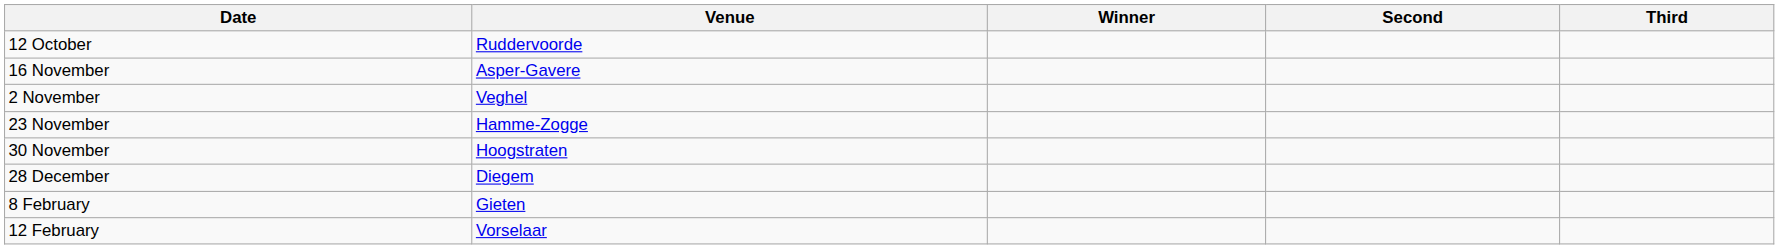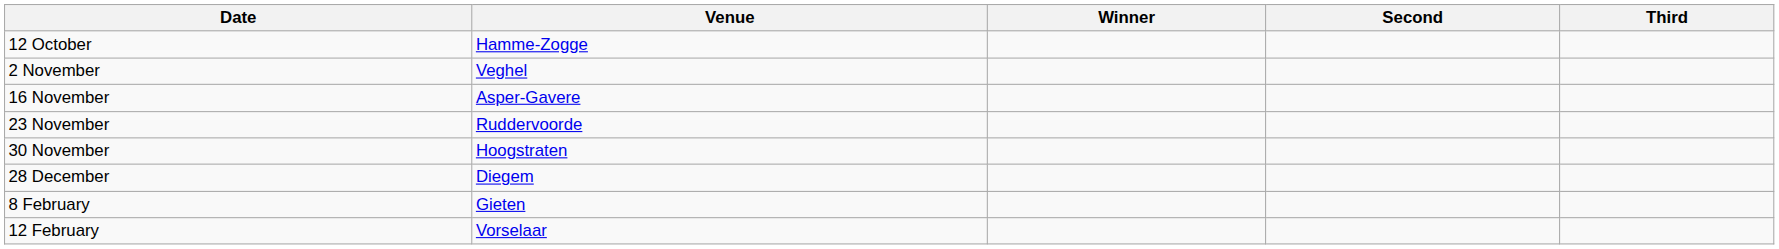(529, 44) Ruddervoorde -> (532, 44) Hamme-Zogge
rows swapped: (54, 97) <-> (59, 71)
(532, 124) Hamme-Zogge -> (529, 124) Ruddervoorde
